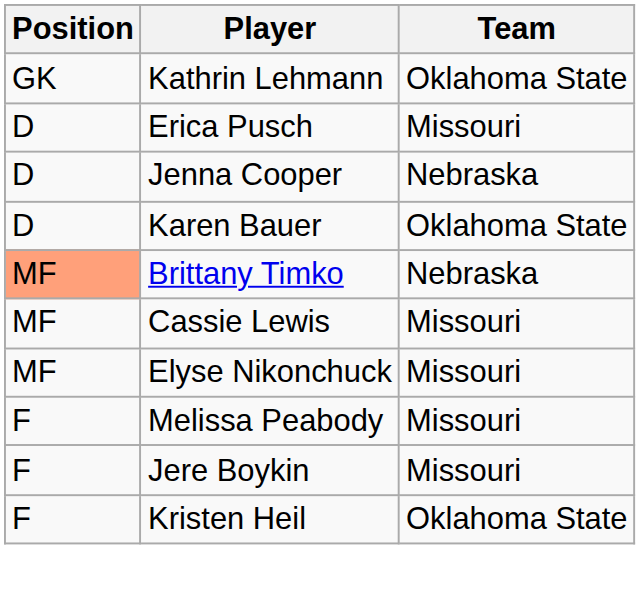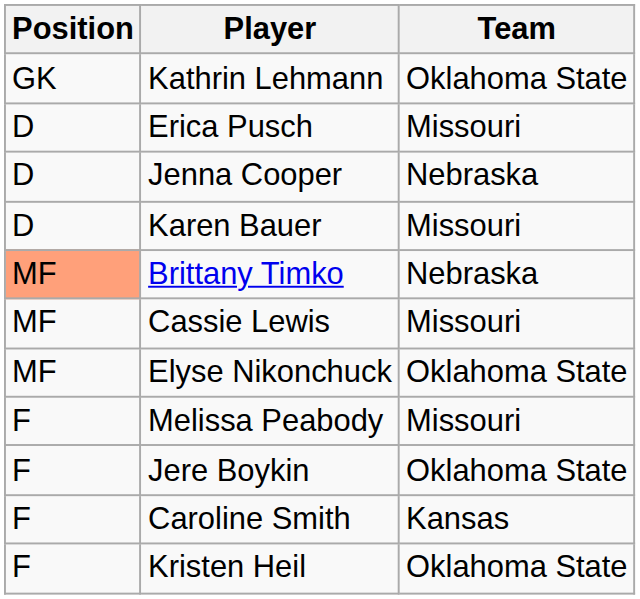(517, 224) Oklahoma State -> (464, 224) Missouri
(464, 371) Missouri -> (517, 371) Oklahoma State
(464, 469) Missouri -> (517, 469) Oklahoma State
+ row: (249, 518)
